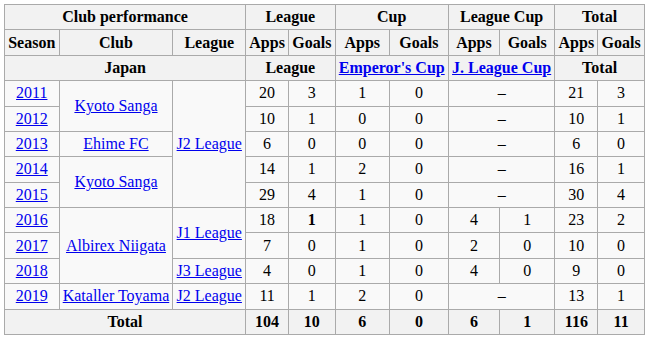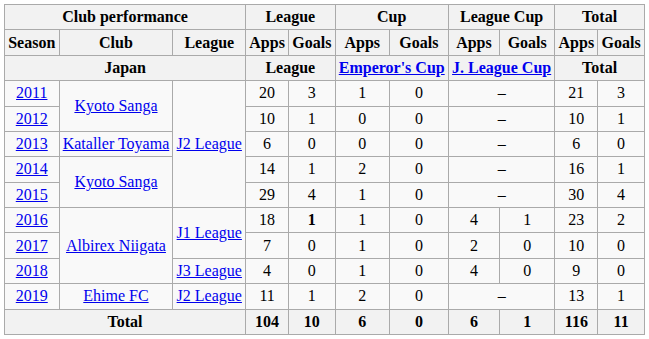(116, 144) Ehime FC -> (116, 144) Kataller Toyama
(116, 296) Kataller Toyama -> (116, 296) Ehime FC
